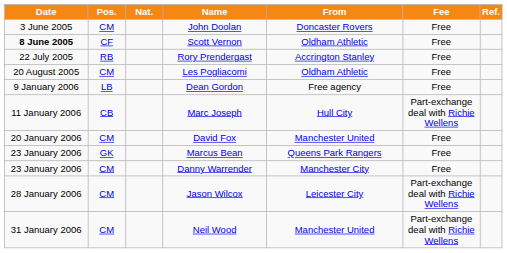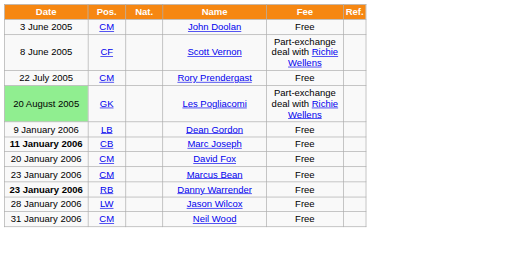- column: (335, 12)
(46, 42) bold -> (46, 53) normal
(441, 42) Free -> (305, 53) Part-exchange deal with Richie Wellens
(107, 57) RB -> (107, 78) CM
(46, 72) no background -> (46, 104) lightgreen background
(107, 72) CM -> (107, 104) GK
(441, 72) Free -> (305, 104) Part-exchange deal with Richie Wellens
(46, 113) normal -> (46, 145) bold
(441, 113) Part-exchange deal with Richie Wellens -> (305, 145) Free
(107, 153) GK -> (107, 175) CM
(46, 168) normal -> (46, 190) bold
(107, 168) CM -> (107, 190) RB
(107, 194) CM -> (107, 205) LW
(441, 194) Part-exchange deal with Richie Wellens -> (305, 205) Free
(441, 230) Part-exchange deal with Richie Wellens -> (305, 220) Free
